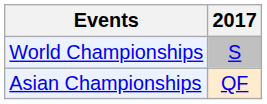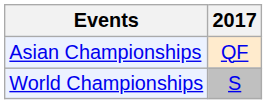rows swapped: (105, 84) <-> (106, 52)
